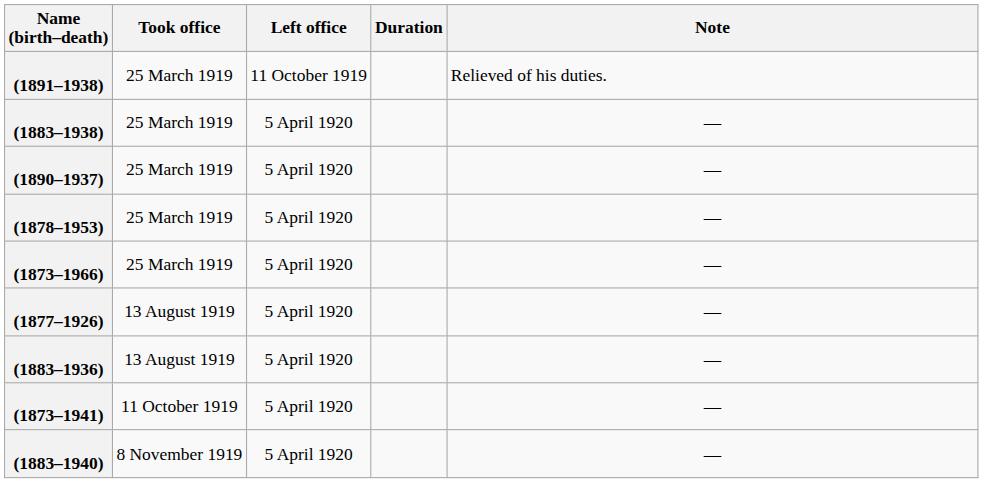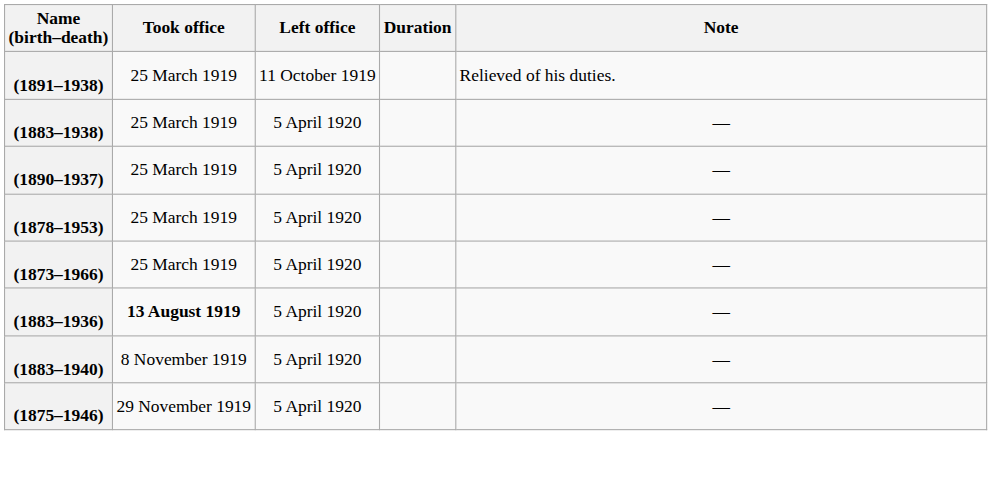- row: (58, 321)
(179, 359) normal -> (184, 311) bold
- row: (58, 416)
+ row: (58, 416)
